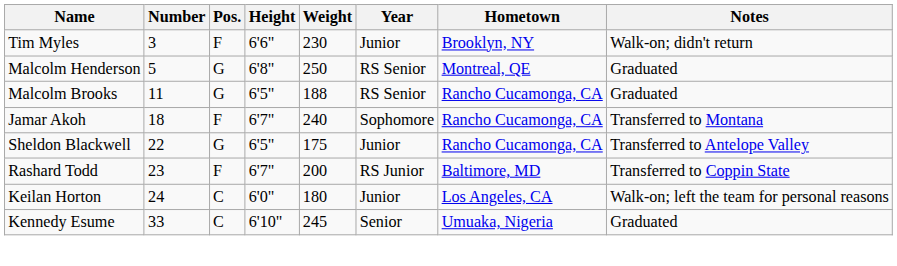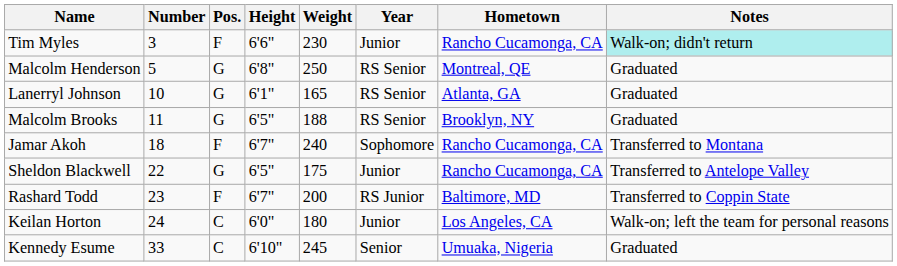(488, 42) Brooklyn, NY -> (522, 42) Rancho Cucamonga, CA
(681, 42) no background -> (681, 42) paleturquoise background
+ row: (65, 94)
(522, 94) Rancho Cucamonga, CA -> (488, 119) Brooklyn, NY
